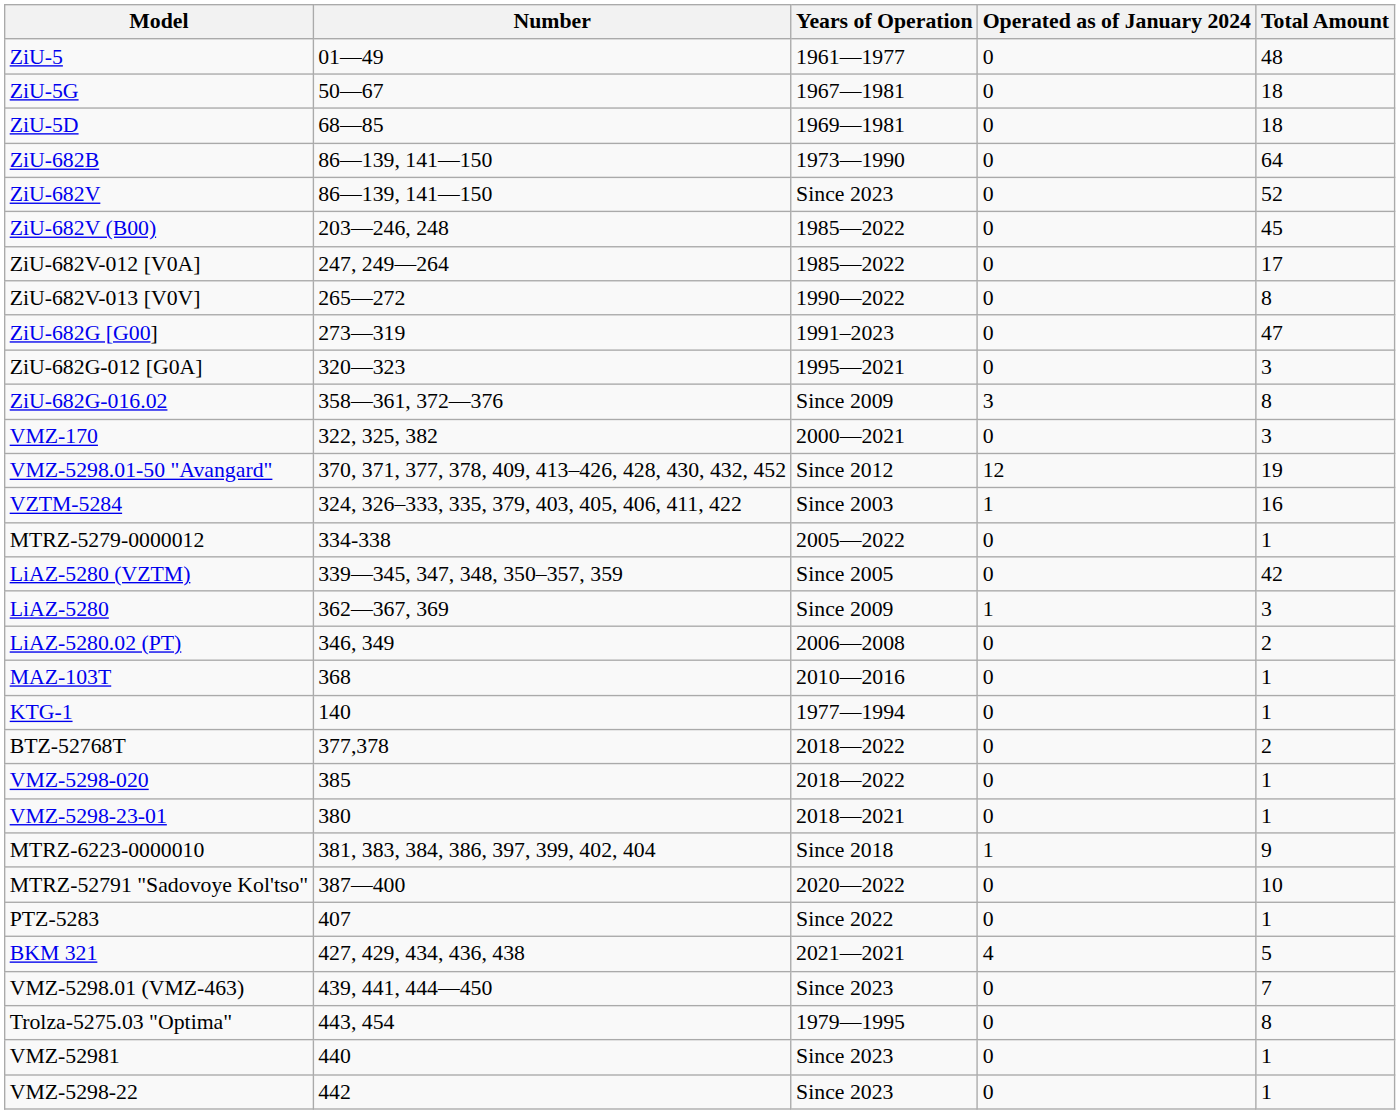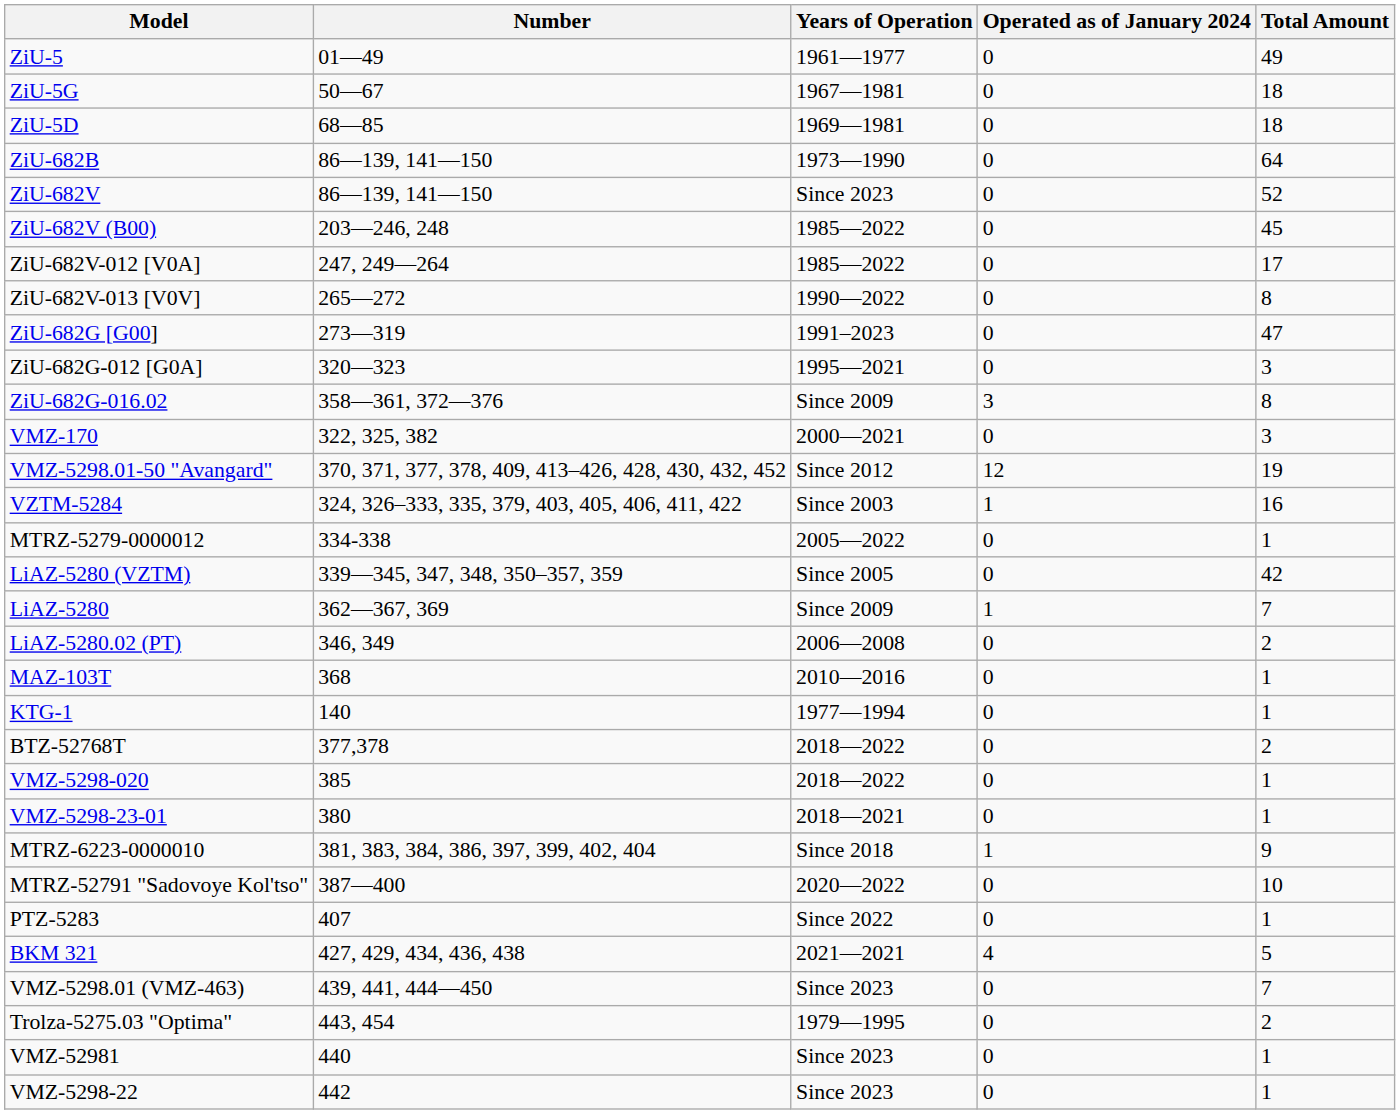(1272, 56) 48 -> (1272, 56) 49
(1266, 608) 3 -> (1266, 608) 7
(1266, 1022) 8 -> (1266, 1022) 2
